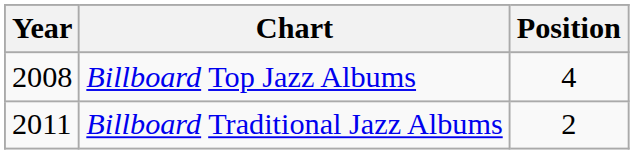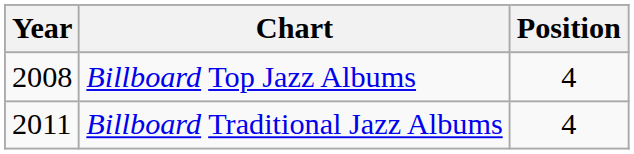(569, 124) 2 -> (569, 124) 4
